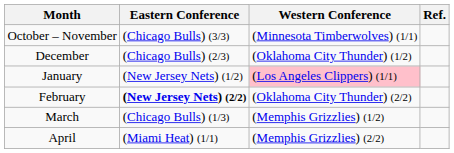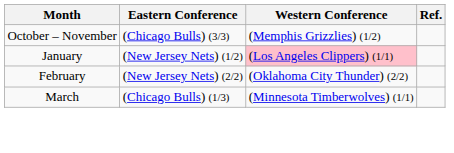(335, 35) (Minnesota Timberwolves) (1/1) -> (315, 35) (Memphis Grizzlies) (1/2)
- row: (62, 55)
(185, 96) bold -> (183, 76) normal
(318, 117) (Memphis Grizzlies) (1/2) -> (331, 96) (Minnesota Timberwolves) (1/1)
- row: (62, 138)
